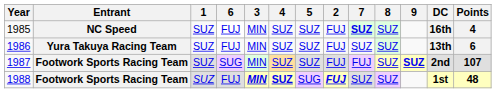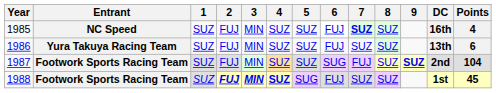columns swapped: (336, 12) <-> (231, 12)
(473, 63) 107 -> (473, 63) 104
(473, 79) 48 -> (473, 79) 45
